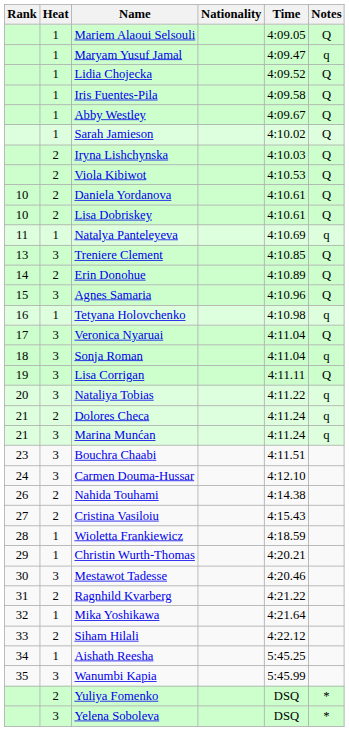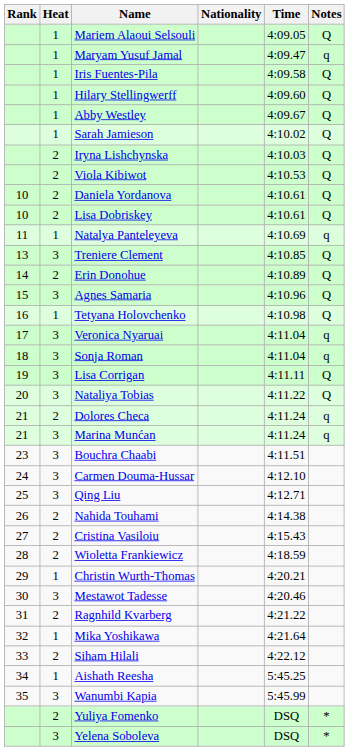- row: (113, 74)
+ row: (125, 94)
(326, 315) q -> (326, 315) Q
(326, 335) Q -> (326, 335) q
(326, 395) q -> (326, 395) Q
+ row: (97, 495)
(56, 535) 1 -> (56, 555) 2
